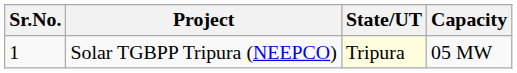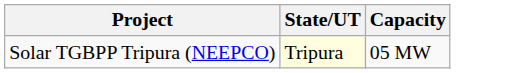- column: (35, 20)
